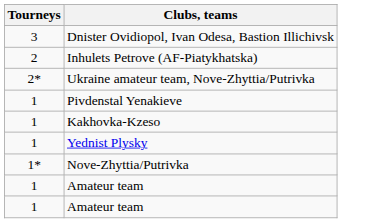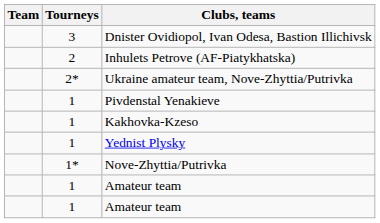+ column: (23, 15)
